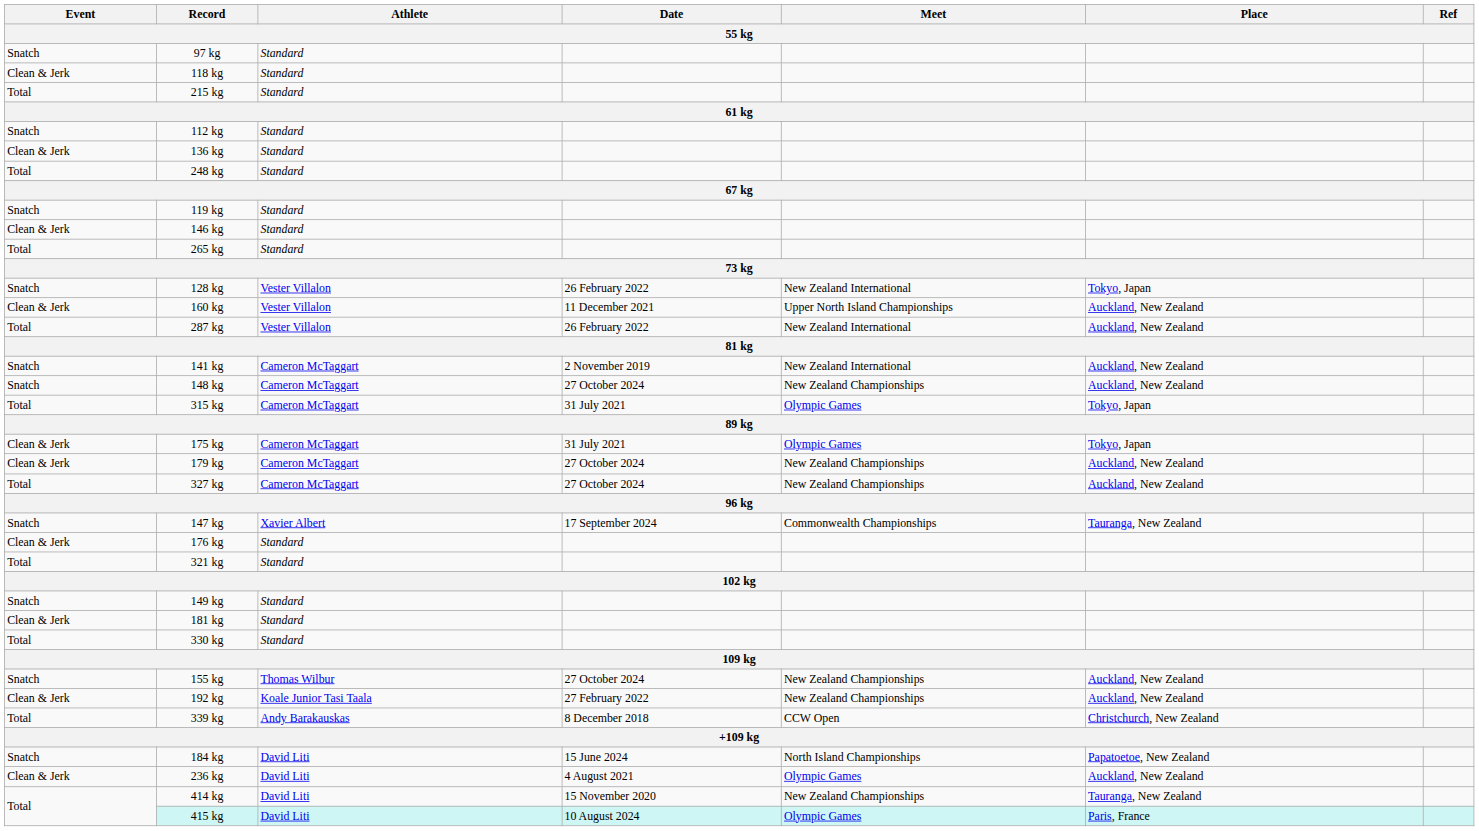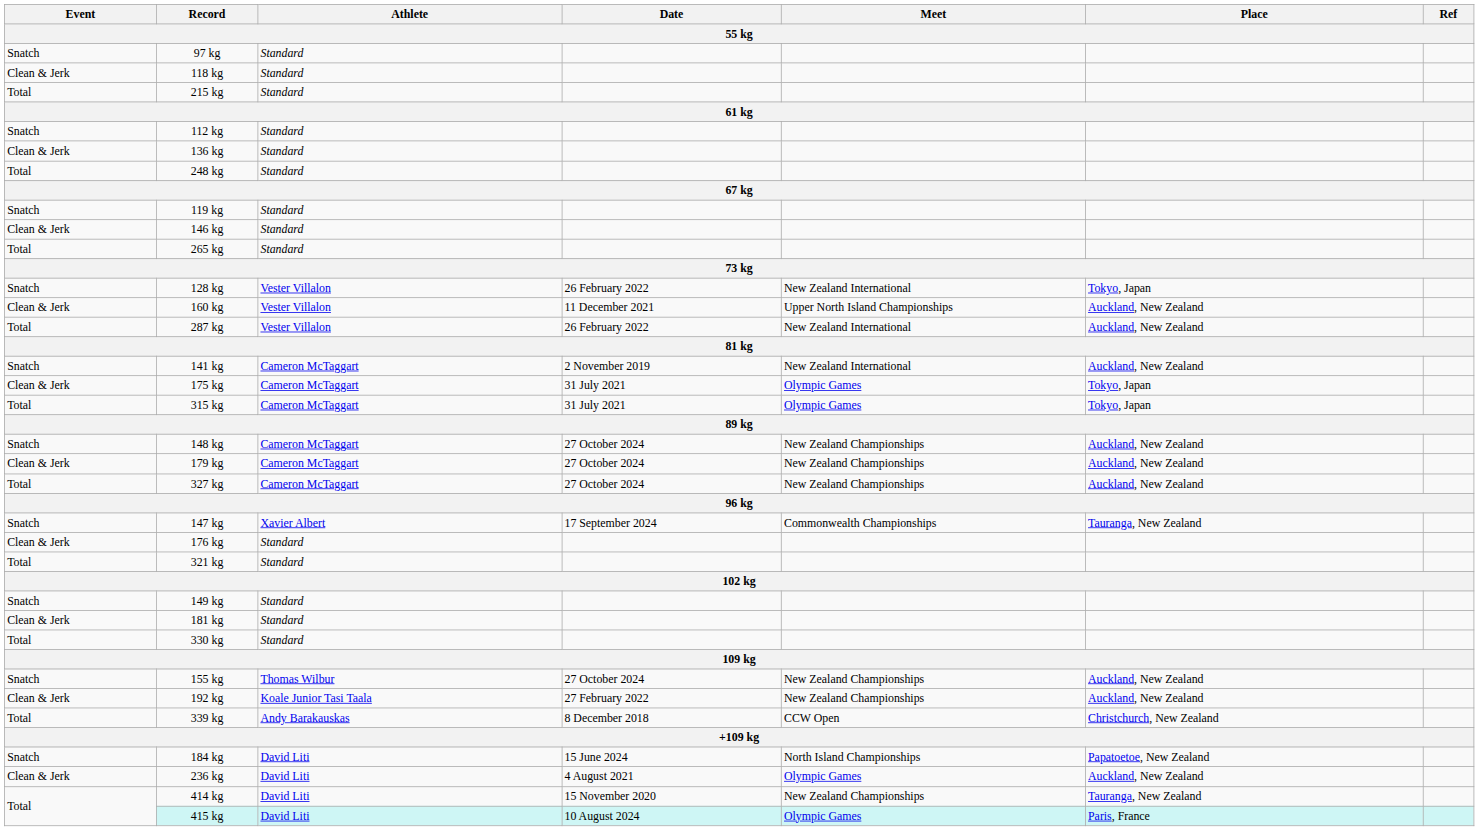rows swapped: (207, 444) <-> (207, 385)
